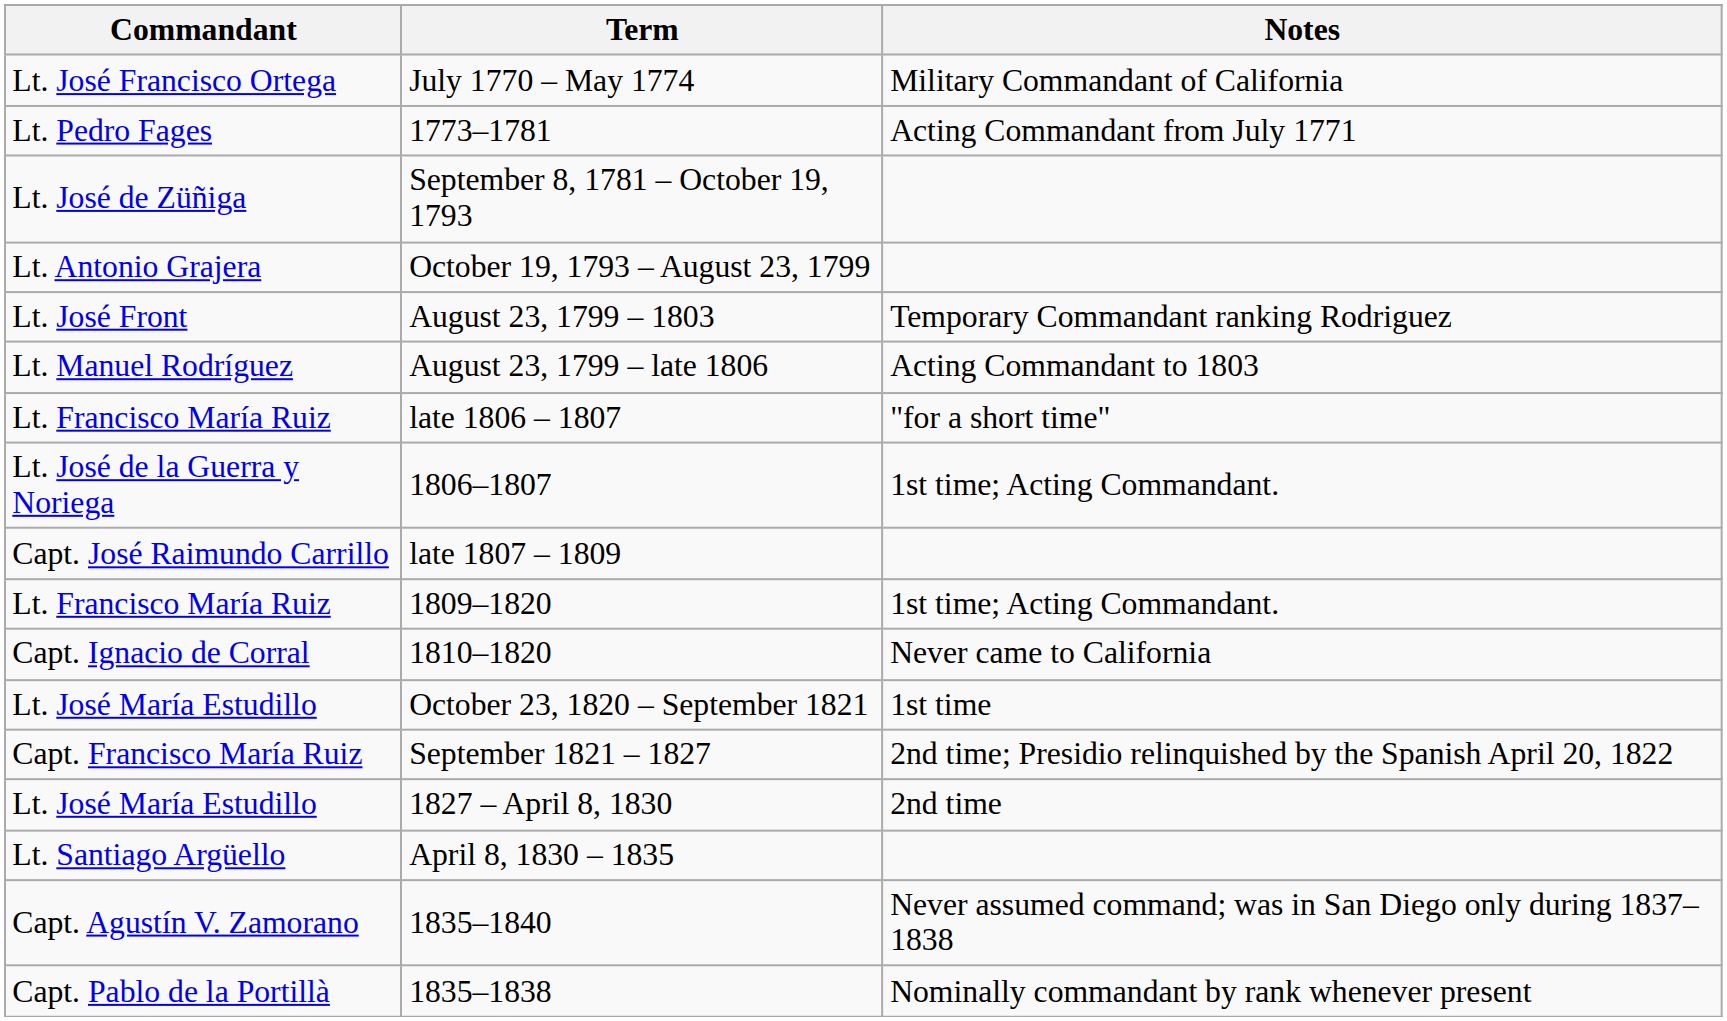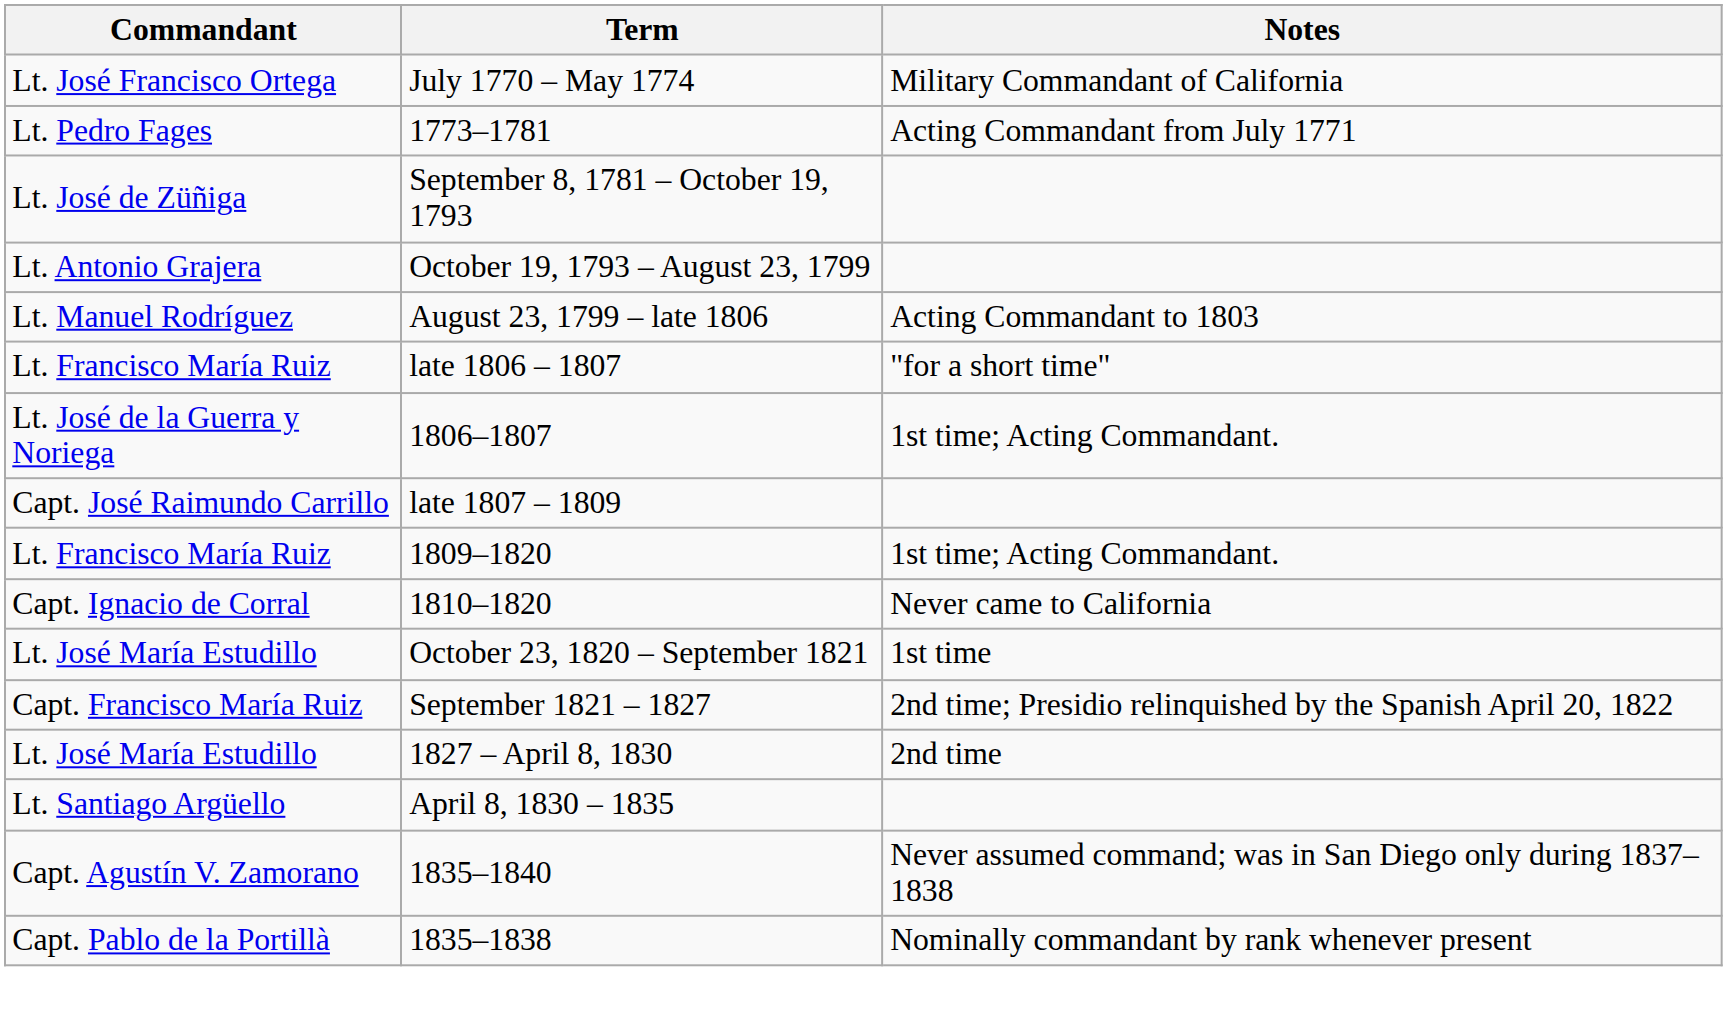- row: (562, 316)
